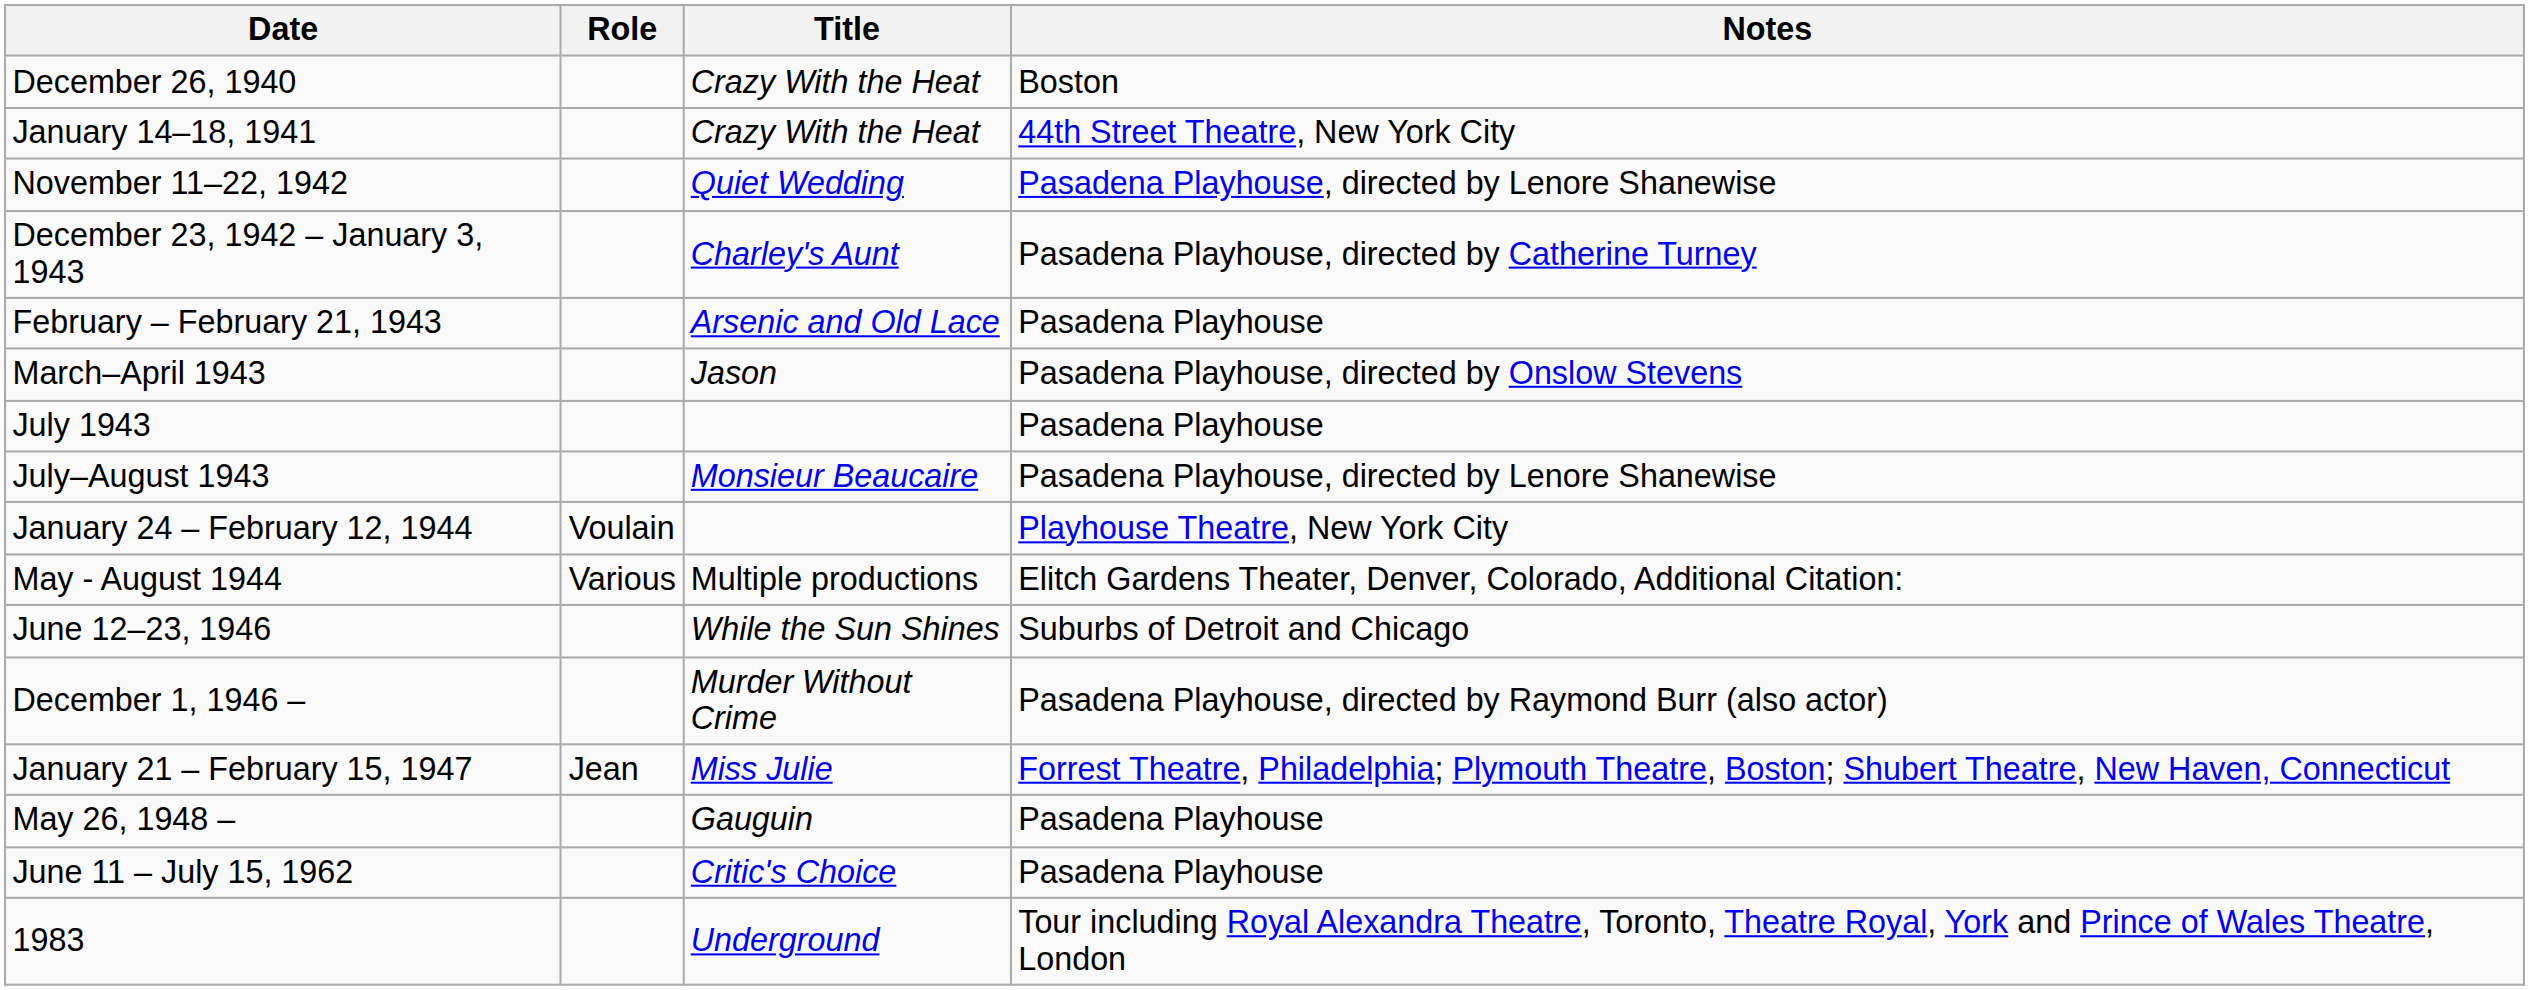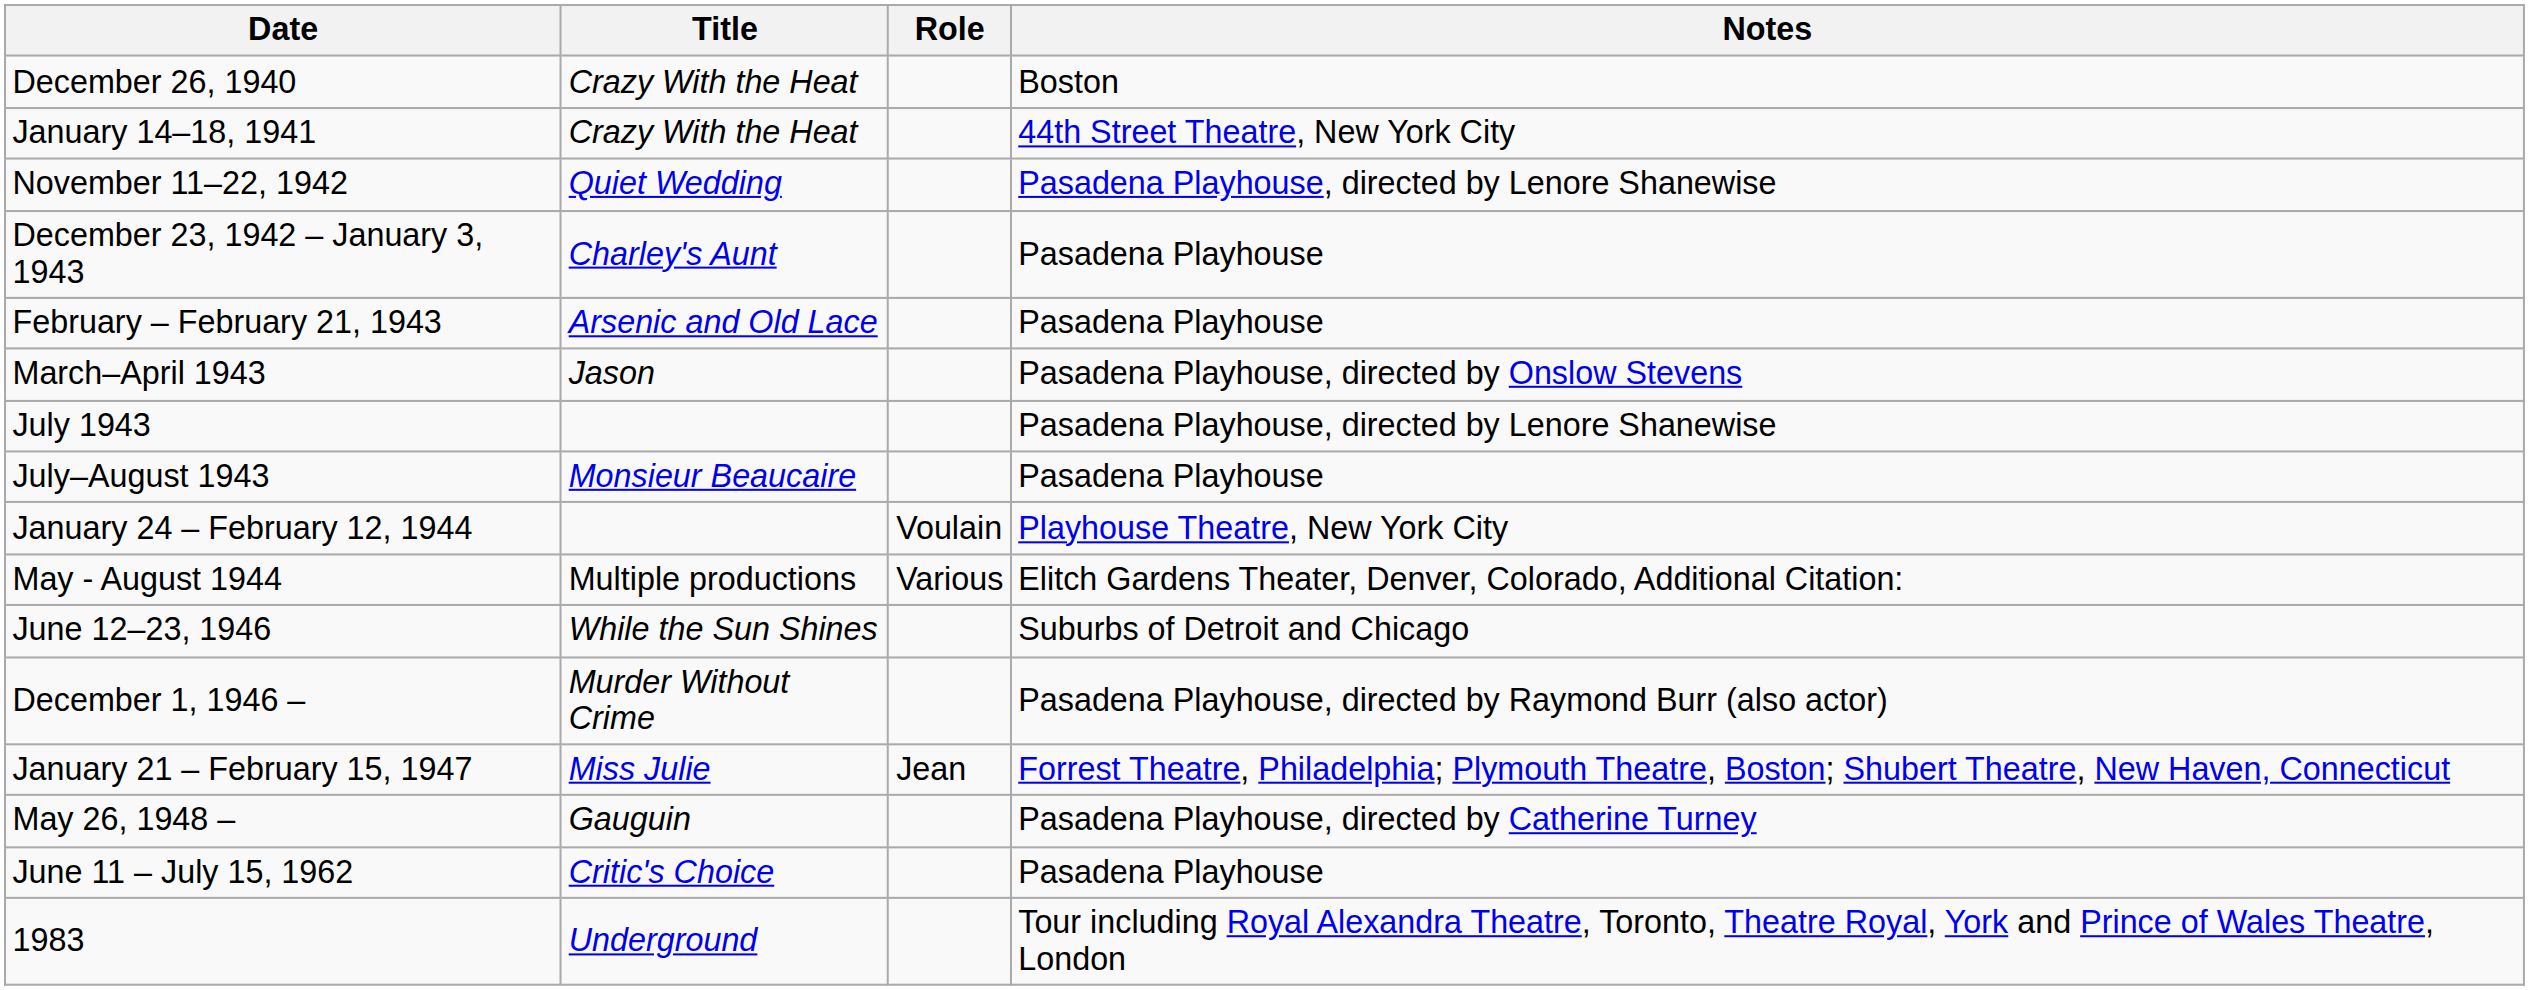columns swapped: (847, 30) <-> (622, 30)
(1387, 253) Pasadena Playhouse, directed by Catherine Turney -> (1171, 253) Pasadena Playhouse
(1171, 425) Pasadena Playhouse -> (1397, 425) Pasadena Playhouse, directed by Lenore Shanewise
(1397, 476) Pasadena Playhouse, directed by Lenore Shanewise -> (1171, 476) Pasadena Playhouse
(1171, 820) Pasadena Playhouse -> (1387, 820) Pasadena Playhouse, directed by Catherine Turney
